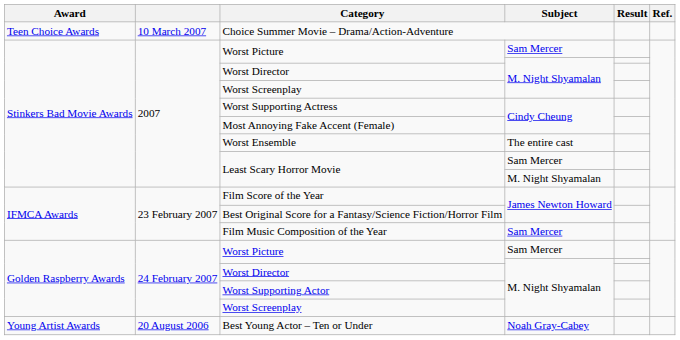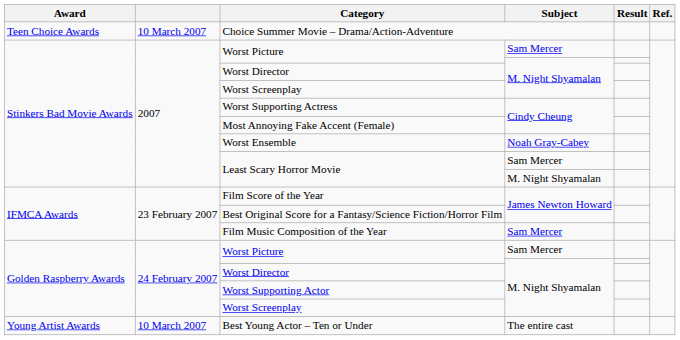(540, 142) The entire cast -> (548, 142) Noah Gray-Cabey
(173, 325) 20 August 2006 -> (172, 325) 10 March 2007
(548, 325) Noah Gray-Cabey -> (540, 325) The entire cast
